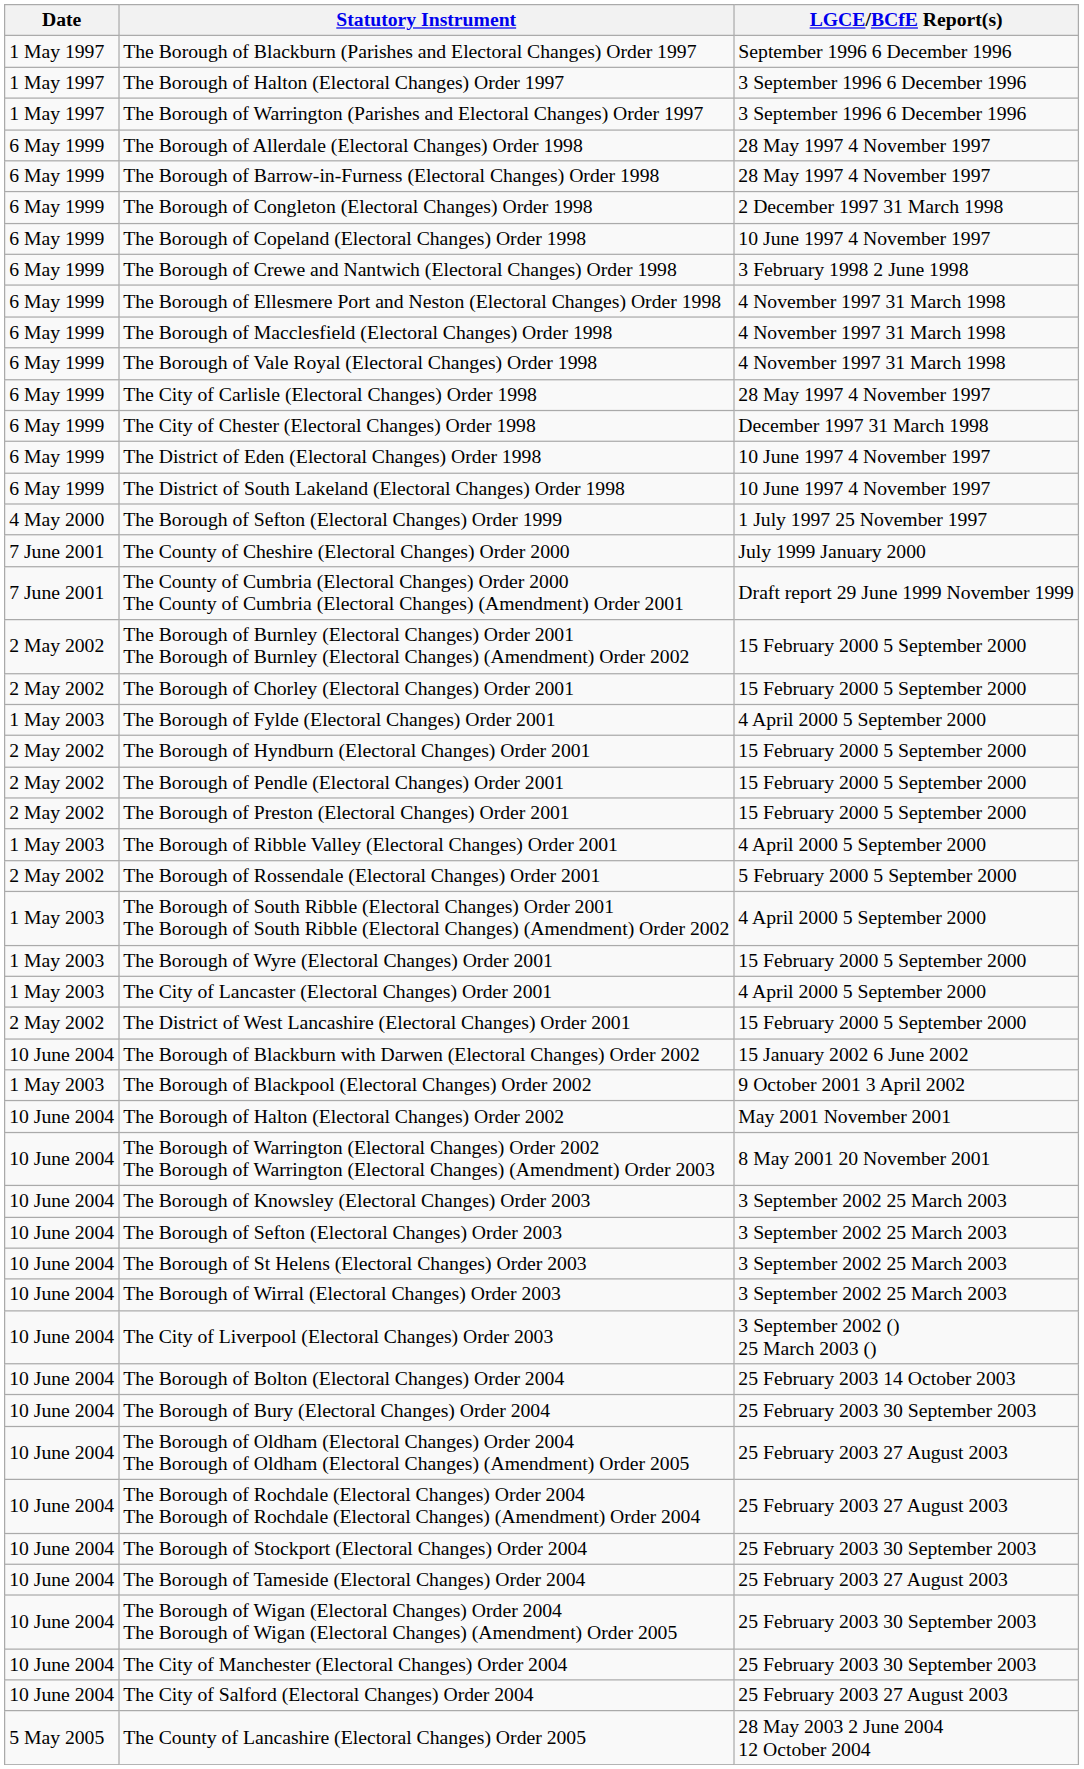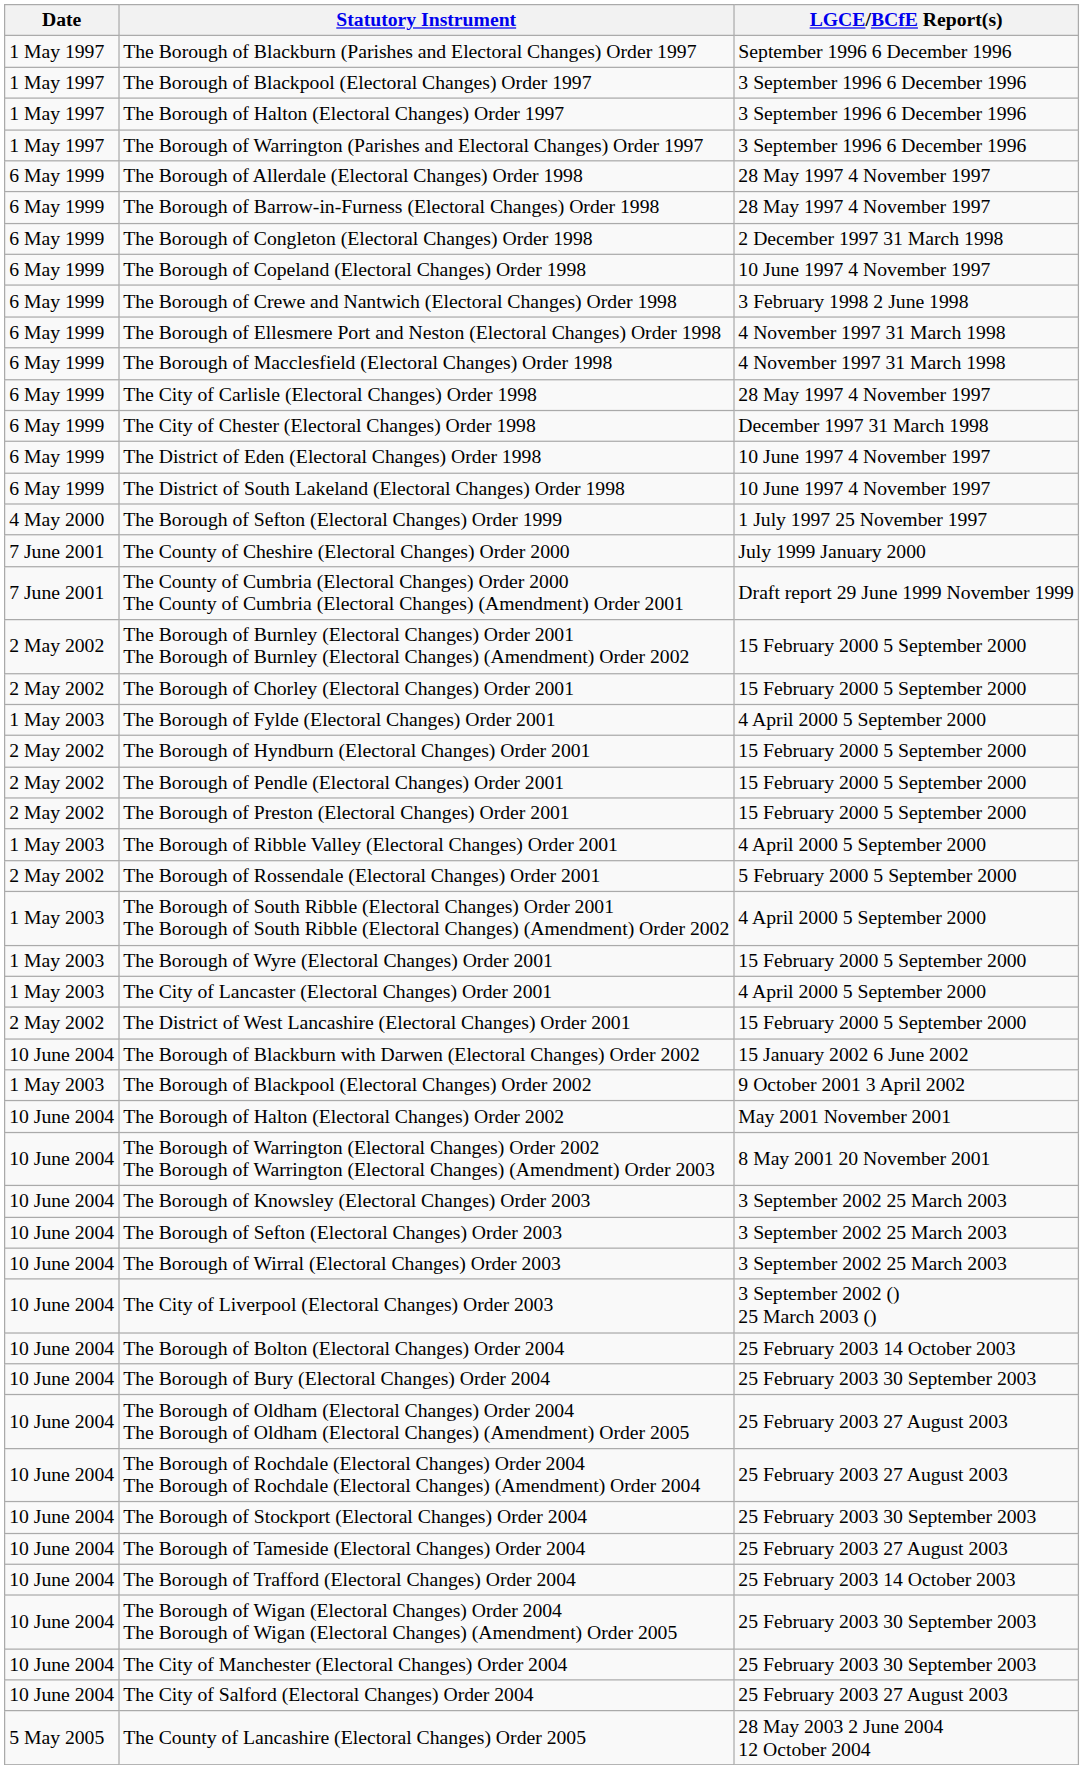+ row: (357, 82)
- row: (360, 363)
- row: (355, 1263)
+ row: (350, 1579)
